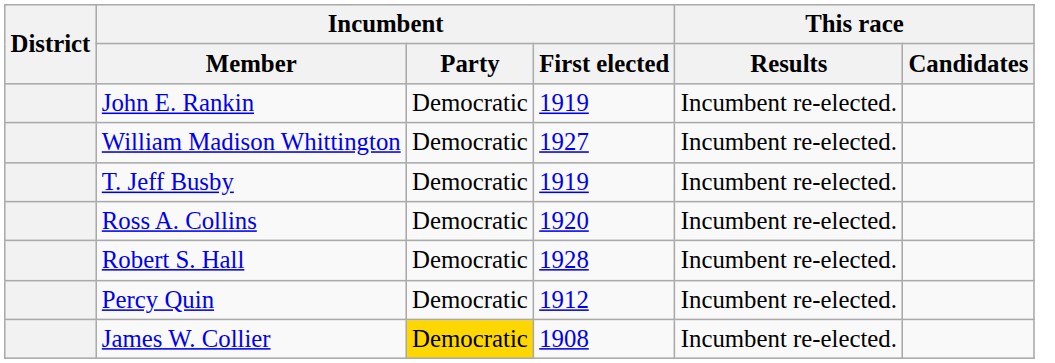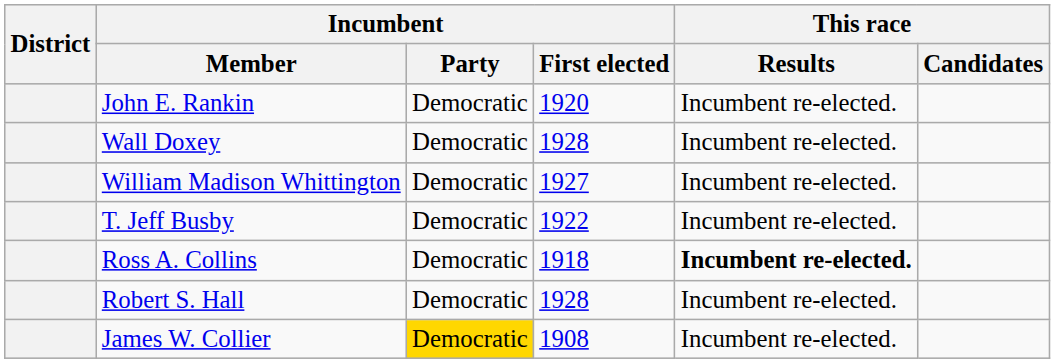(564, 102) 1919 -> (564, 102) 1920
+ row: (161, 142)
(564, 181) 1919 -> (564, 220) 1922
(564, 220) 1920 -> (564, 260) 1918
(789, 220) normal -> (796, 260) bold
- row: (158, 299)
